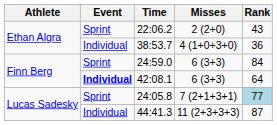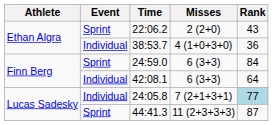(108, 79) bold -> (105, 79) normal
(97, 96) Sprint -> (105, 96) Individual
(105, 113) Individual -> (97, 113) Sprint
